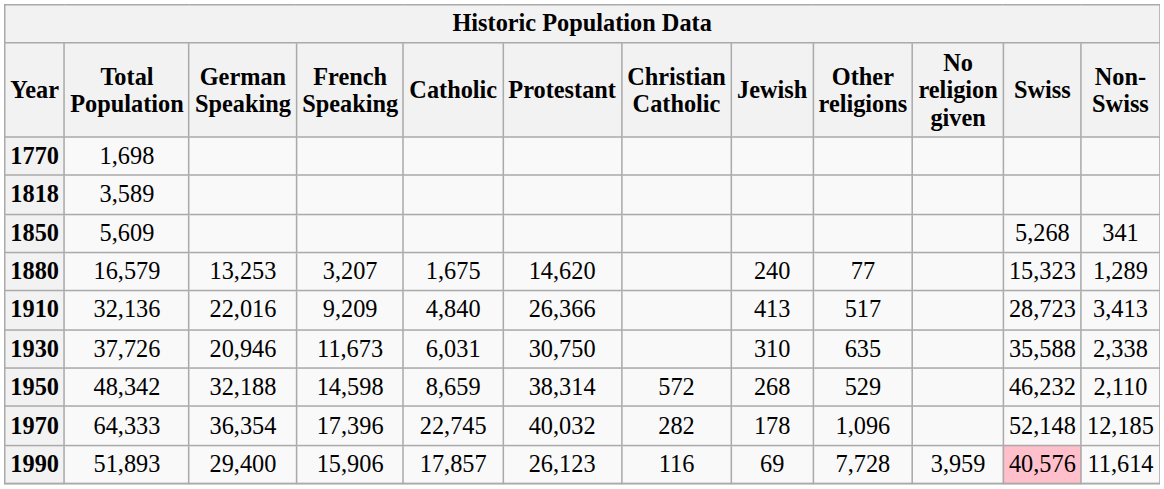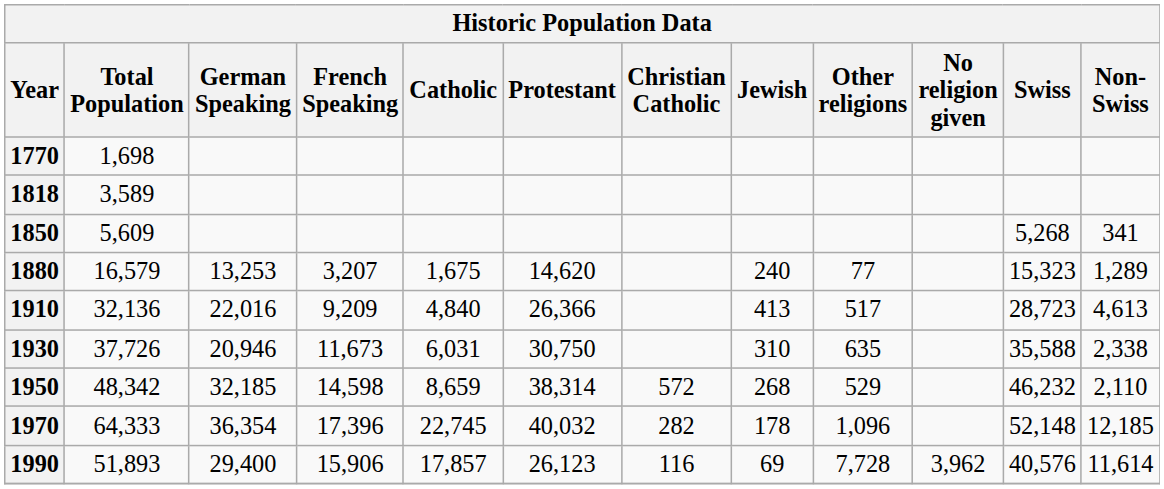(1120, 309) 3,413 -> (1120, 309) 4,613
(243, 387) 32,188 -> (243, 387) 32,185
(958, 464) 3,959 -> (958, 464) 3,962
(1042, 464) pink background -> (1042, 464) no background
